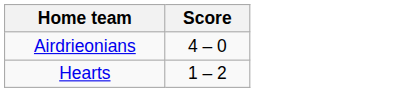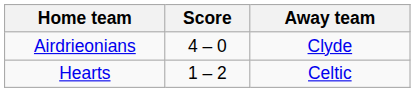+ column: (330, 18)
